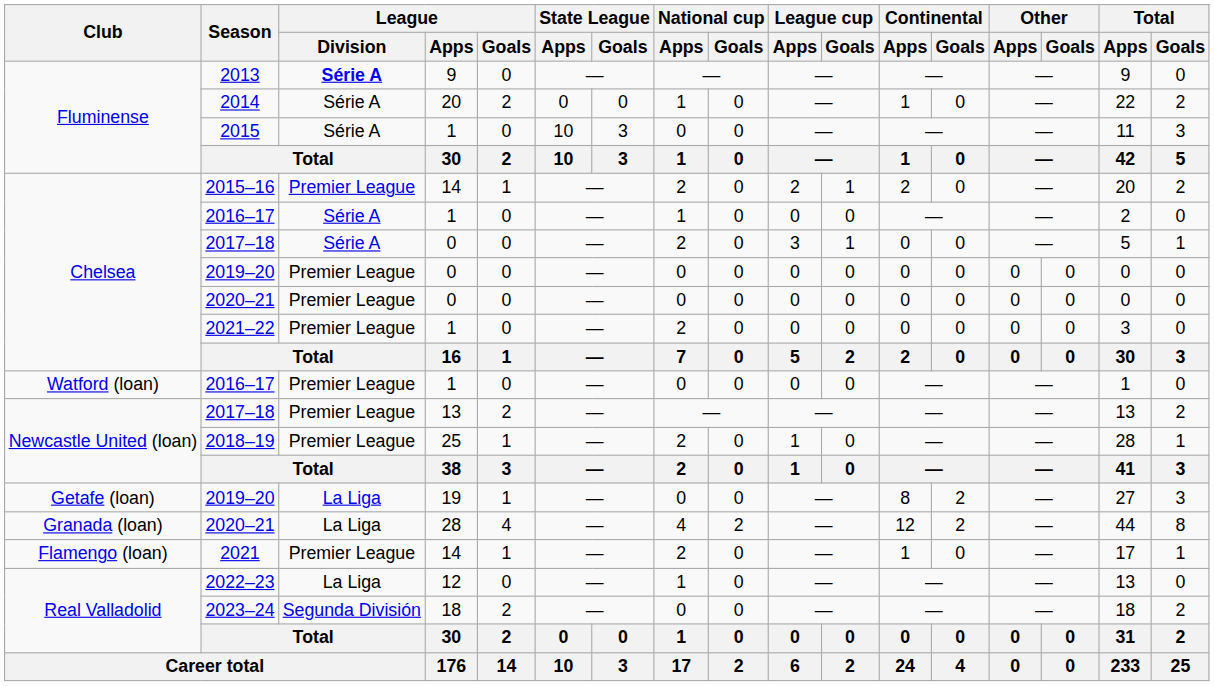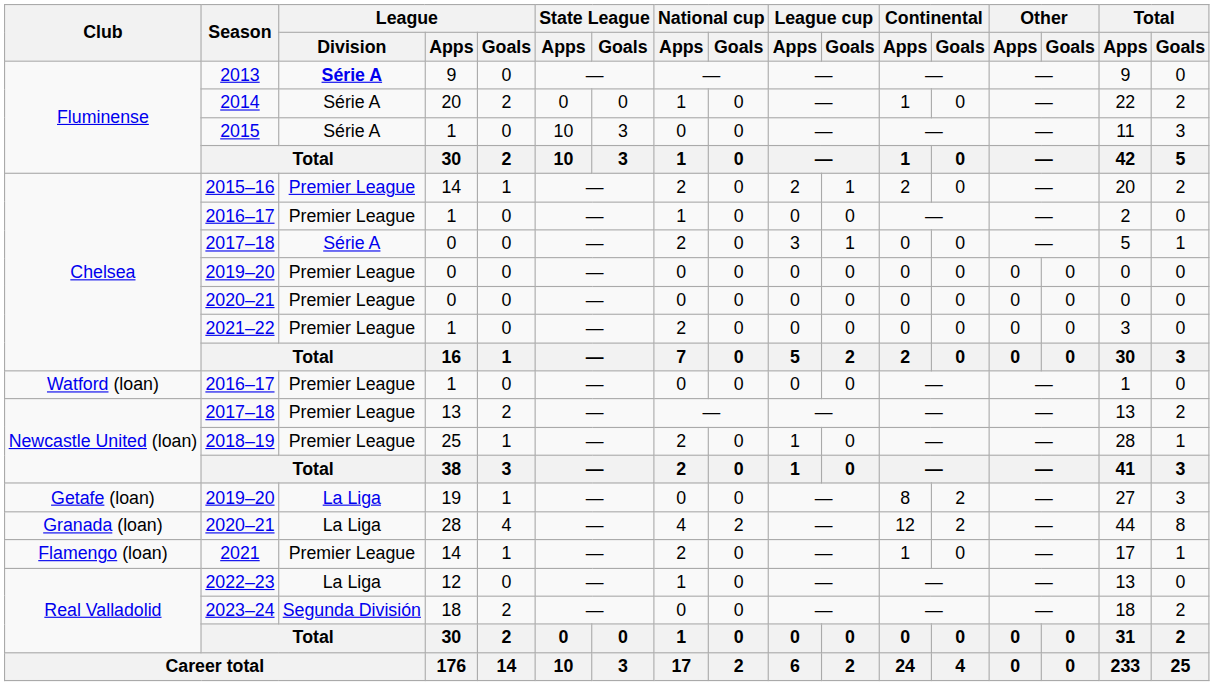(352, 215) Série A -> (352, 215) Premier League
